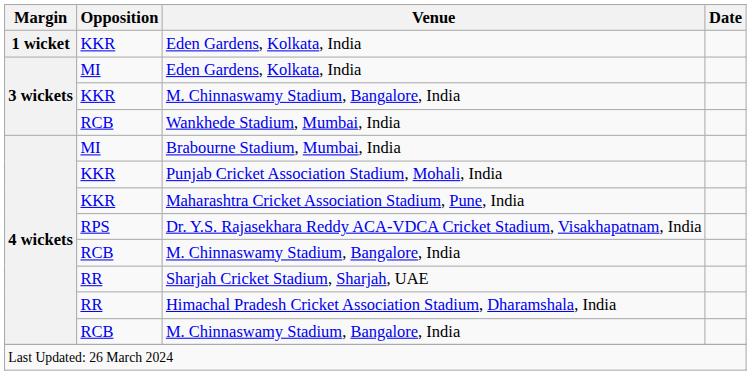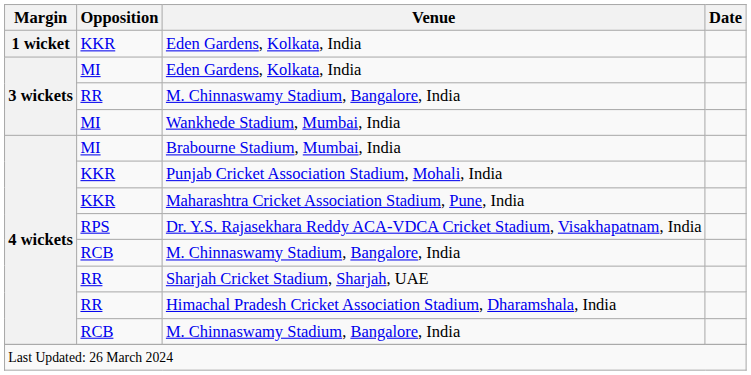(98, 95) KKR -> (91, 95) RR
(97, 122) RCB -> (91, 122) MI
